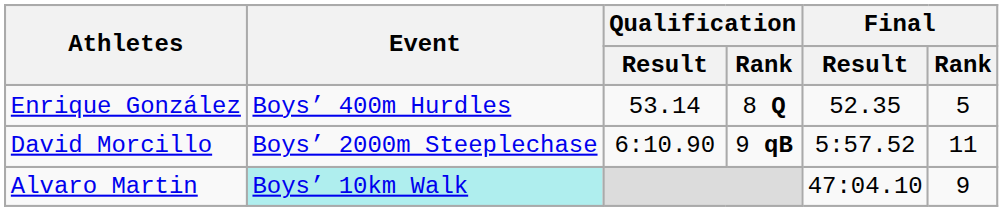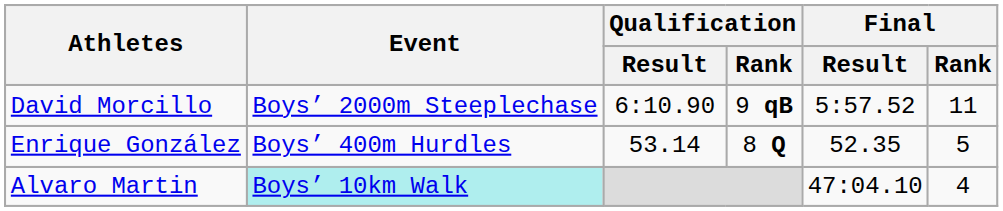rows swapped: (126, 105) <-> (111, 146)
(963, 186) 9 -> (963, 186) 4
